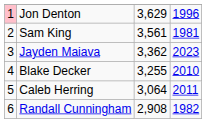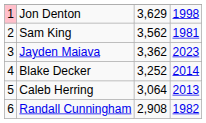(186, 14) 1996 -> (186, 14) 1998
(152, 33) 3,561 -> (152, 33) 3,562
(152, 71) 3,255 -> (152, 71) 3,252
(186, 71) 2010 -> (186, 71) 2014
(185, 90) 2011 -> (186, 90) 2013
